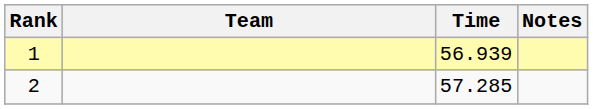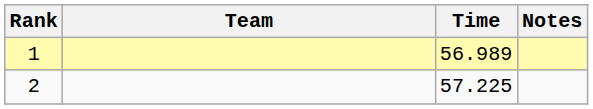(476, 54) 56.939 -> (476, 54) 56.989
(476, 87) 57.285 -> (476, 87) 57.225
